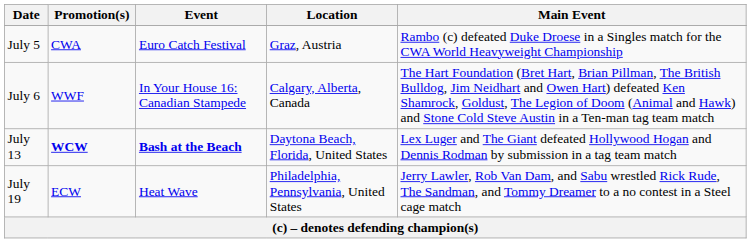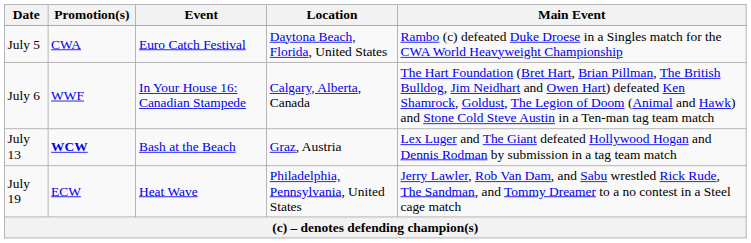(306, 44) Graz, Austria -> (328, 44) Daytona Beach, Florida, United States
(190, 147) bold -> (187, 147) normal
(328, 147) Daytona Beach, Florida, United States -> (306, 147) Graz, Austria
